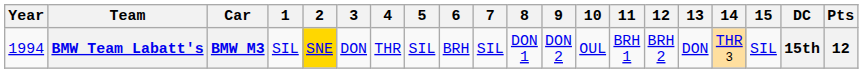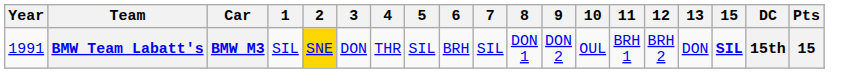- column: (729, 16)
(26, 48) 1994 -> (26, 48) 1991
(763, 48) normal -> (729, 48) bold
(841, 48) 12 -> (807, 48) 15
